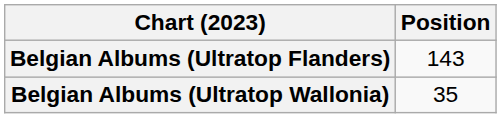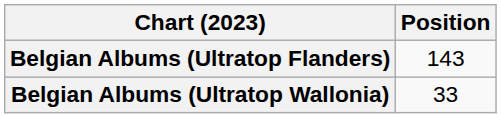(446, 94) 35 -> (446, 94) 33
